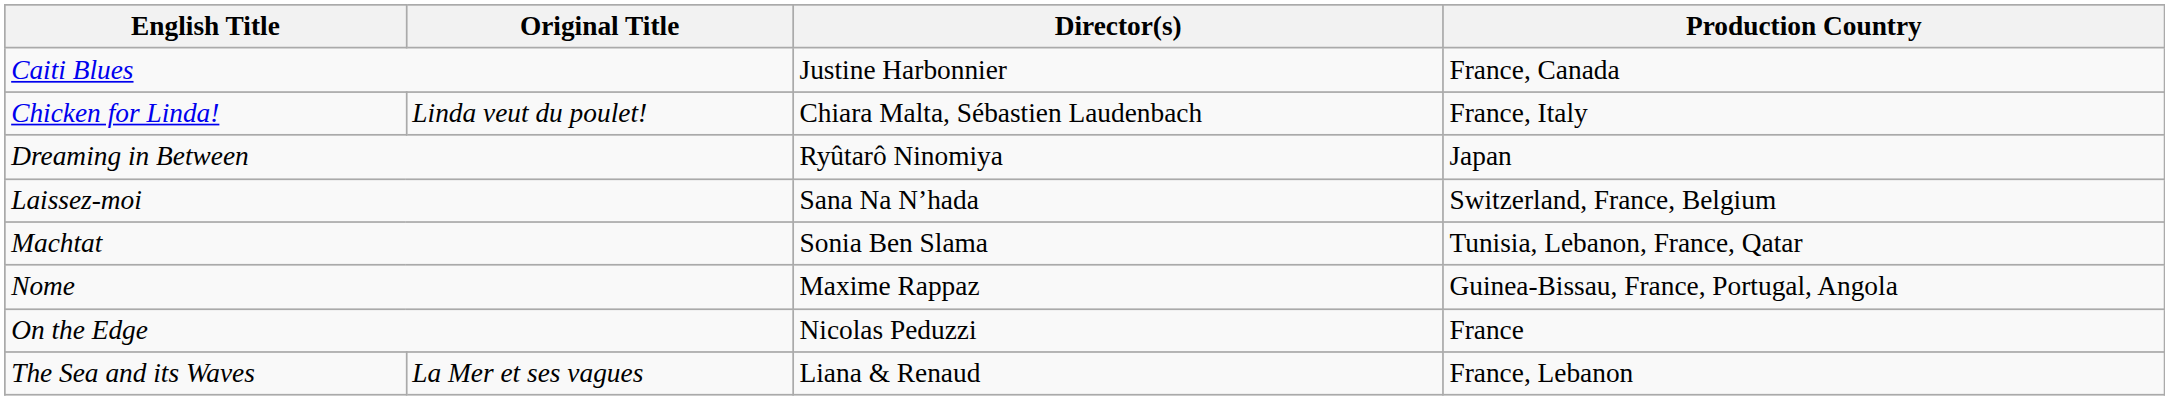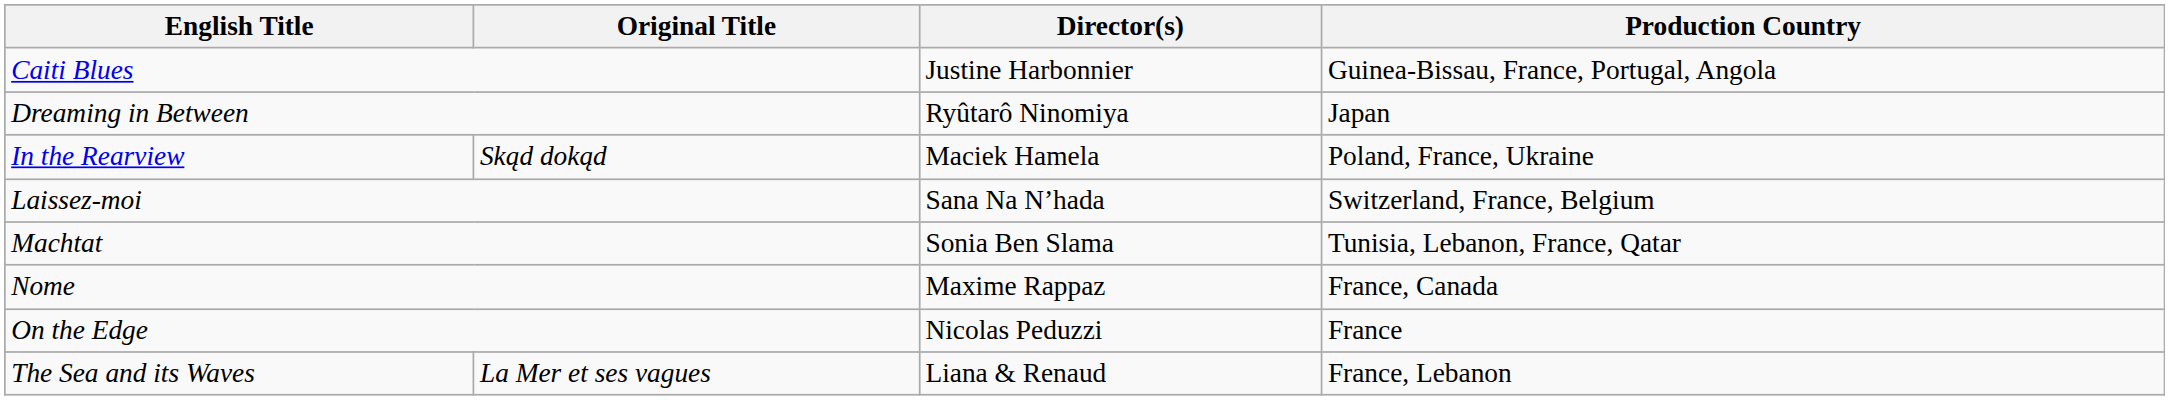(1535, 69) France, Canada -> (1552, 69) Guinea-Bissau, France, Portugal, Angola
- row: (115, 112)
+ row: (98, 156)
(1674, 286) Guinea-Bissau, France, Portugal, Angola -> (1413, 286) France, Canada
